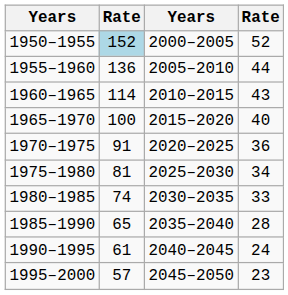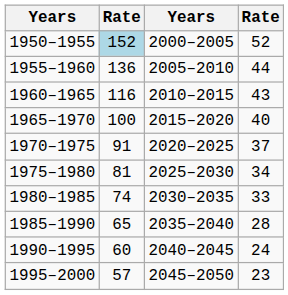(122, 95) 114 -> (122, 95) 116
(261, 147) 36 -> (261, 147) 37
(122, 250) 61 -> (122, 250) 60
